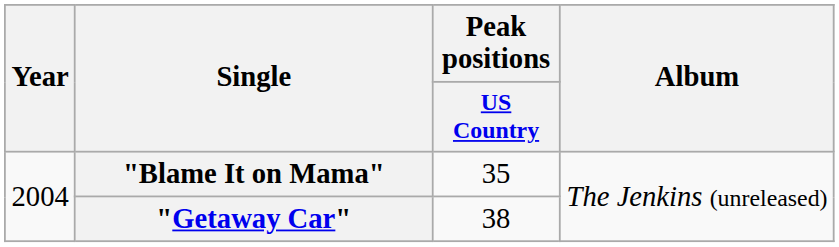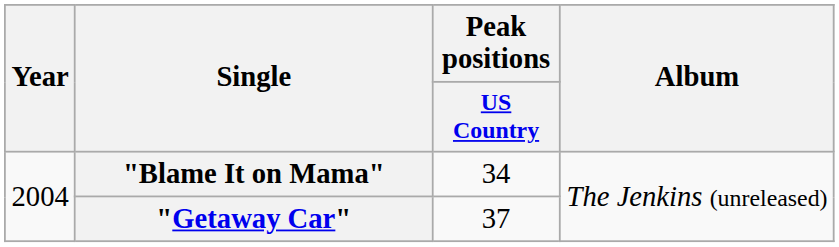(496, 173) 35 -> (496, 173) 34
(496, 218) 38 -> (496, 218) 37
